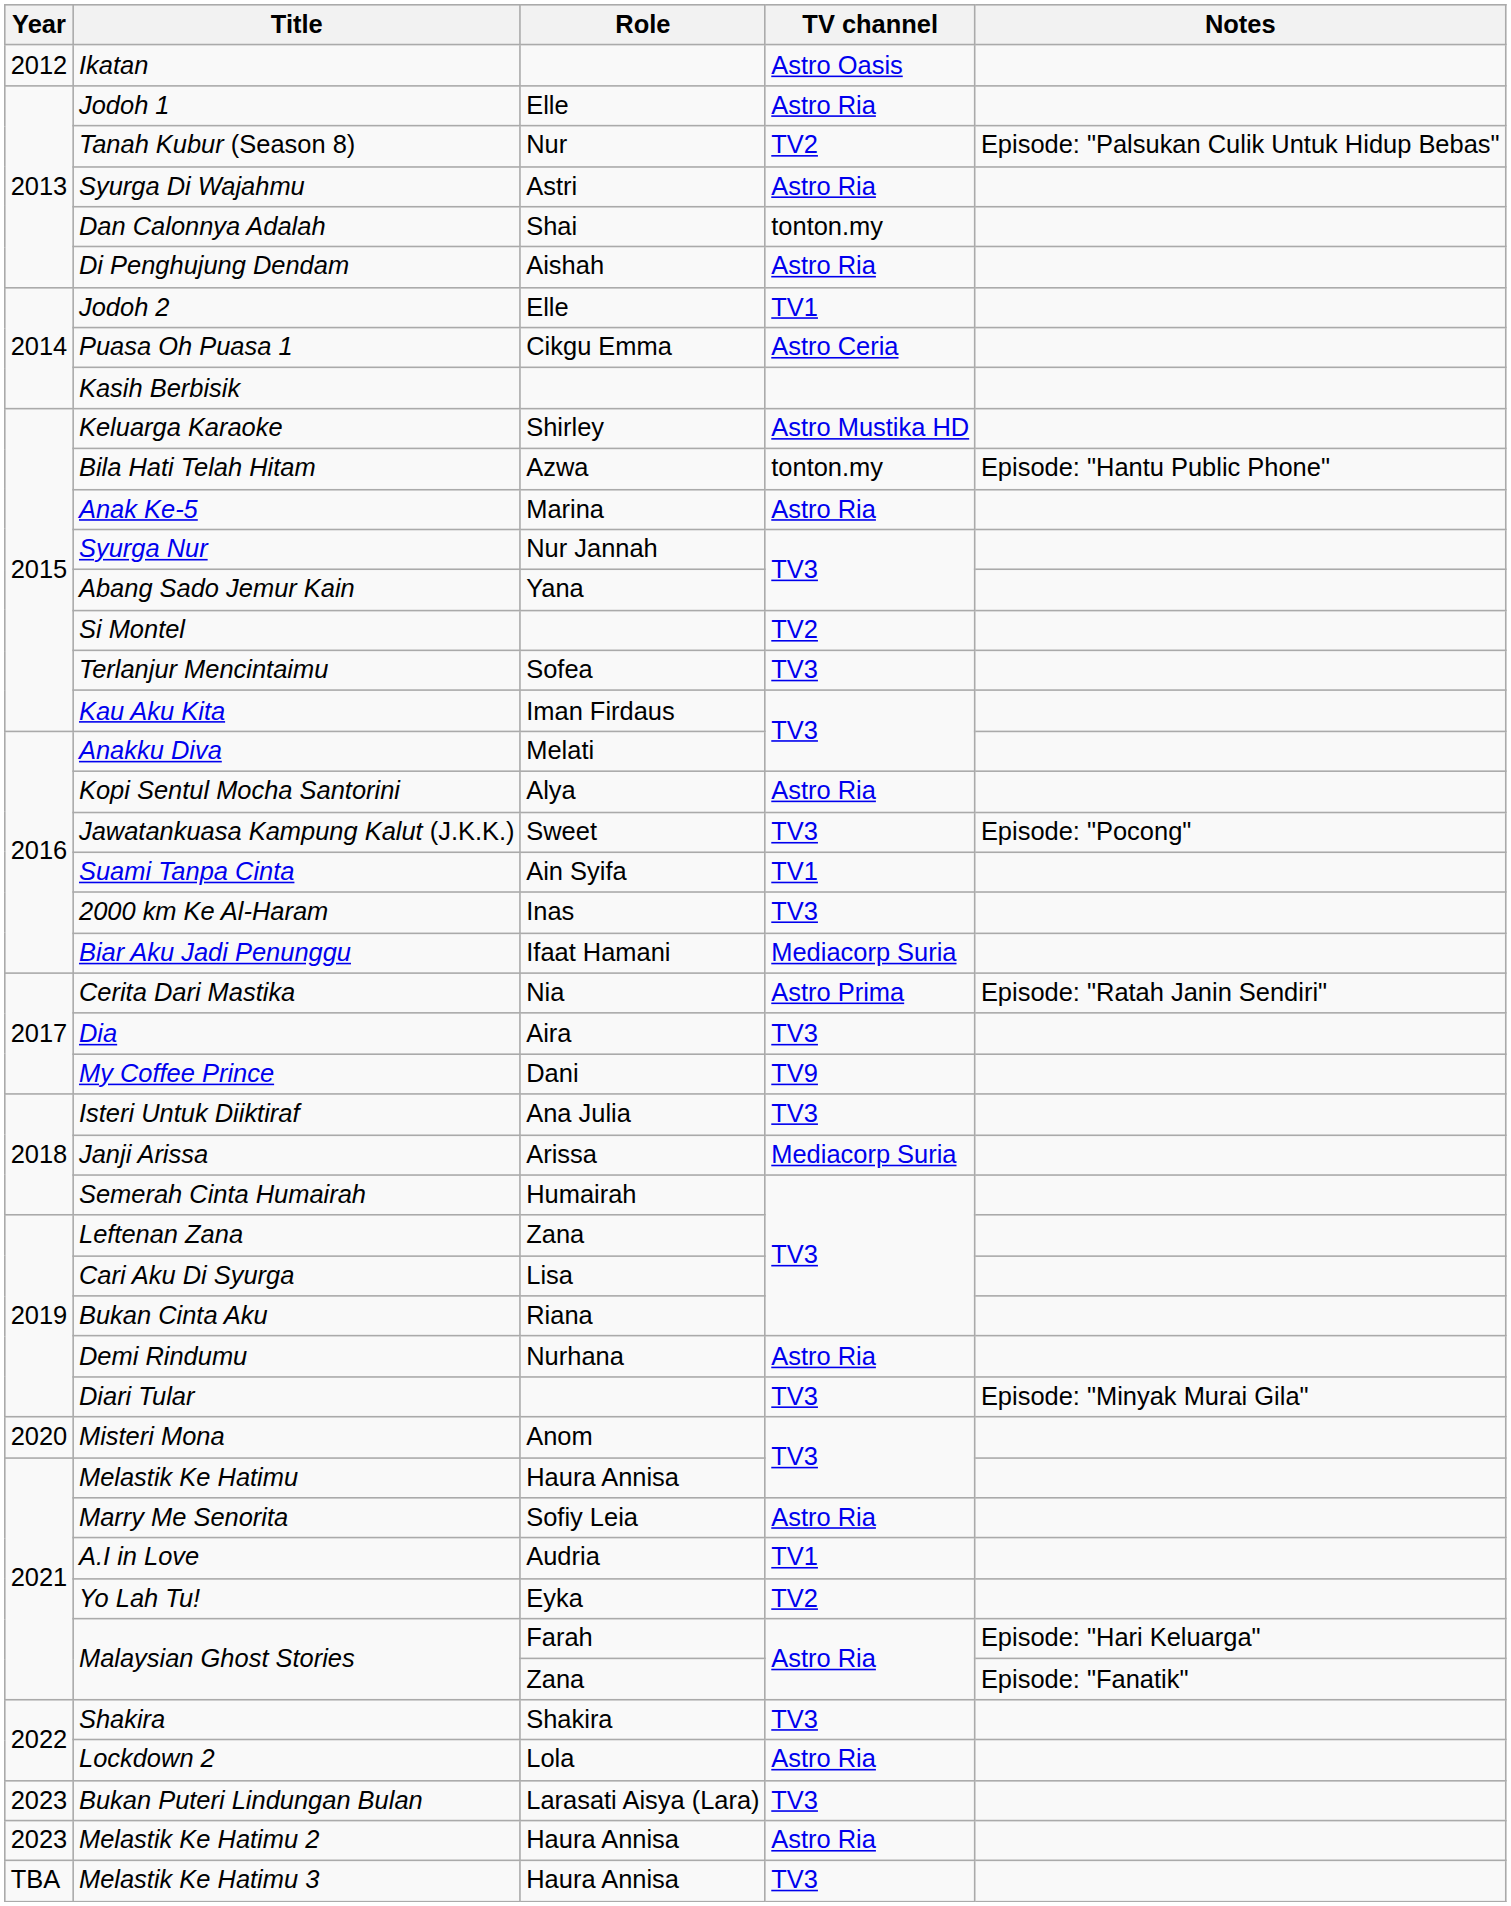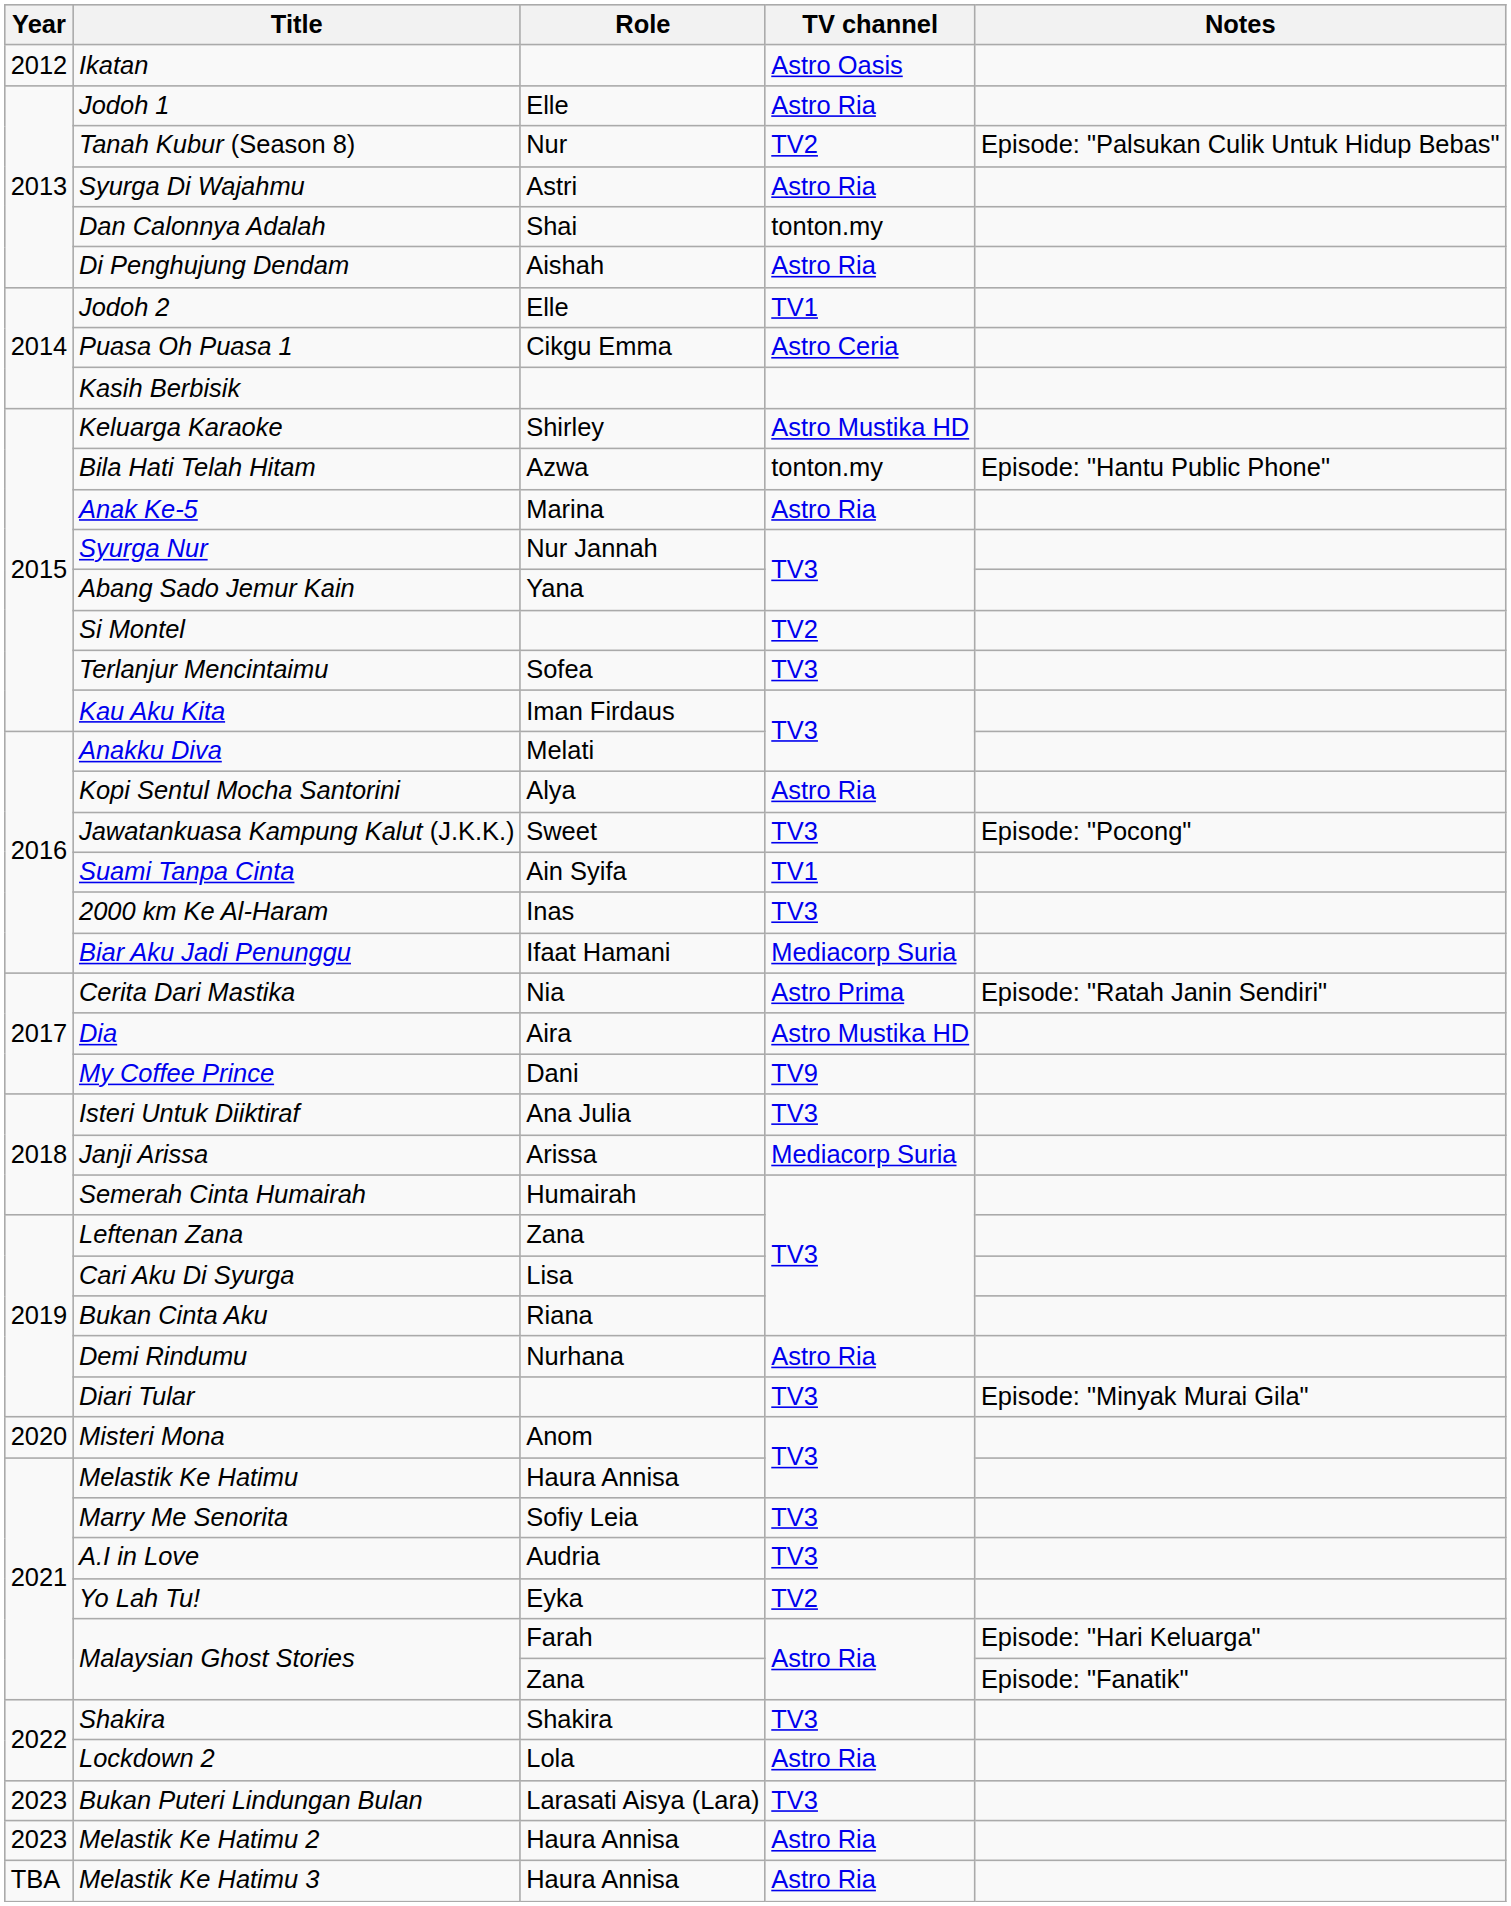(795, 1033) TV3 -> (870, 1033) Astro Mustika HD
(824, 1517) Astro Ria -> (795, 1517) TV3
(795, 1557) TV1 -> (795, 1557) TV3
(795, 1880) TV3 -> (824, 1880) Astro Ria
